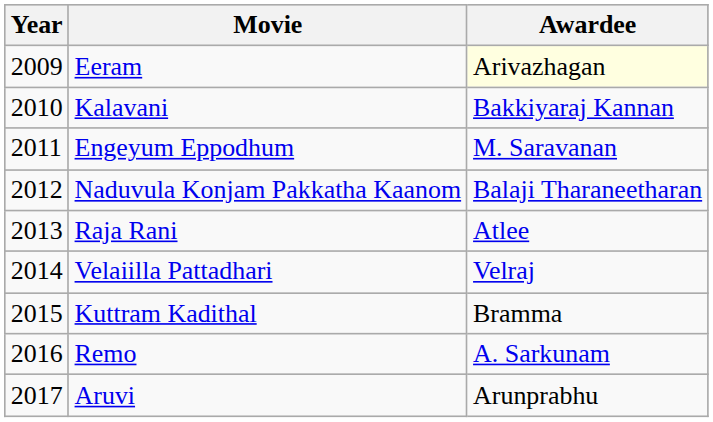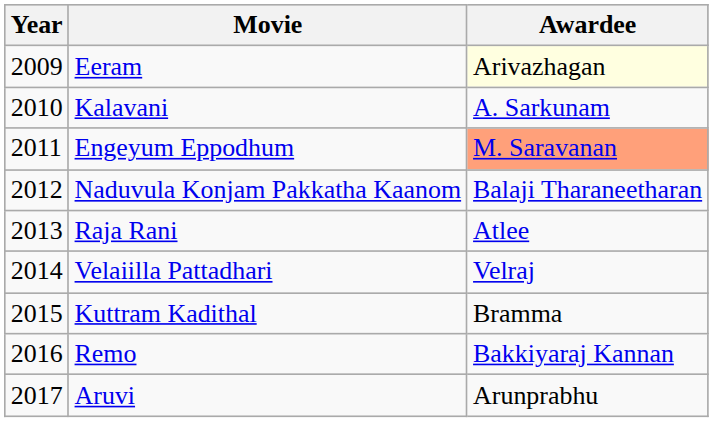(573, 107) Bakkiyaraj Kannan -> (541, 107) A. Sarkunam
(545, 148) no background -> (545, 148) lightsalmon background
(541, 353) A. Sarkunam -> (573, 353) Bakkiyaraj Kannan
